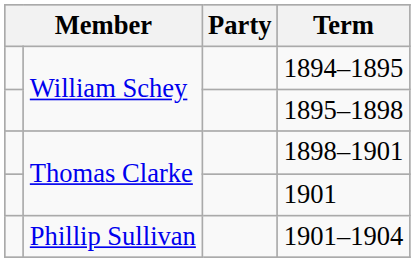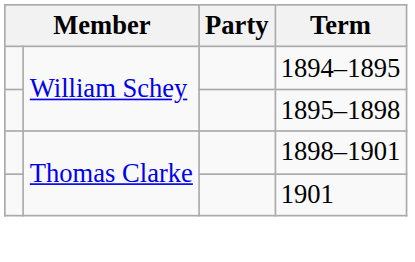- row: (344, 236)
